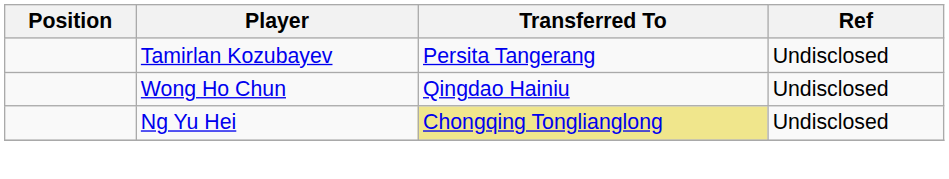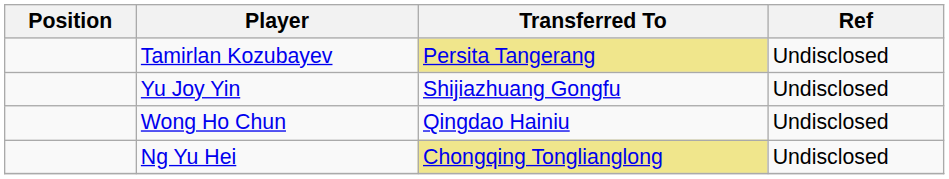(509, 55) no background -> (509, 55) khaki background
+ row: (191, 88)
